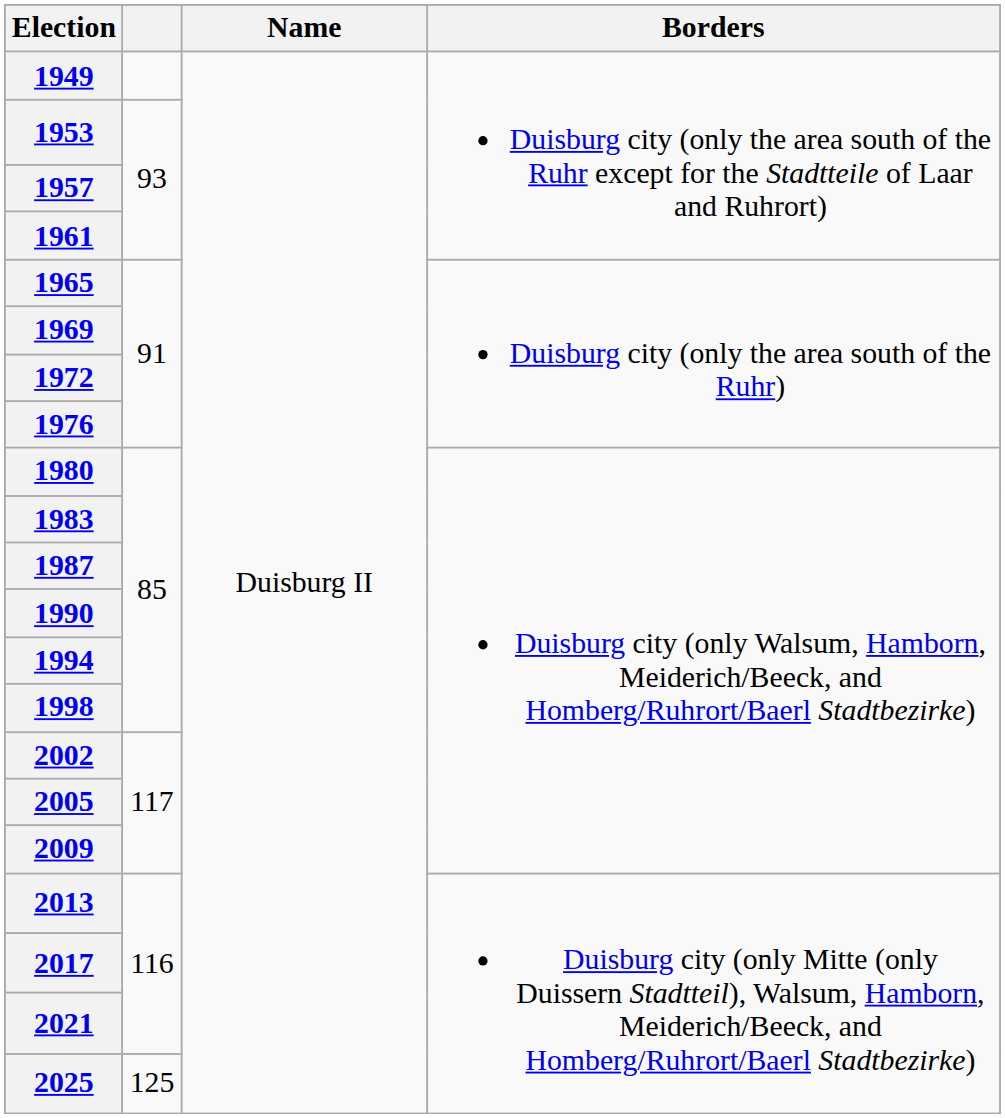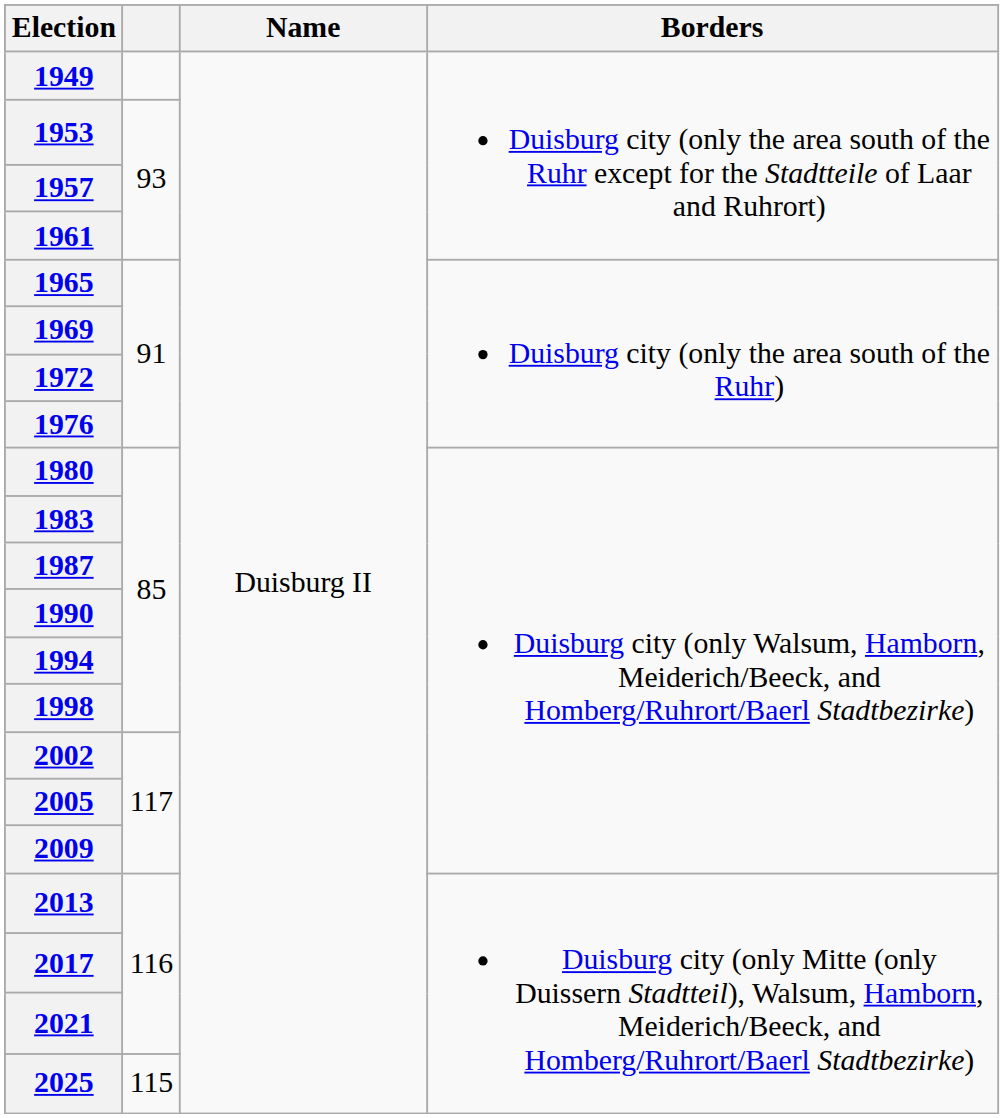(152, 1082) 125 -> (151, 1082) 115
